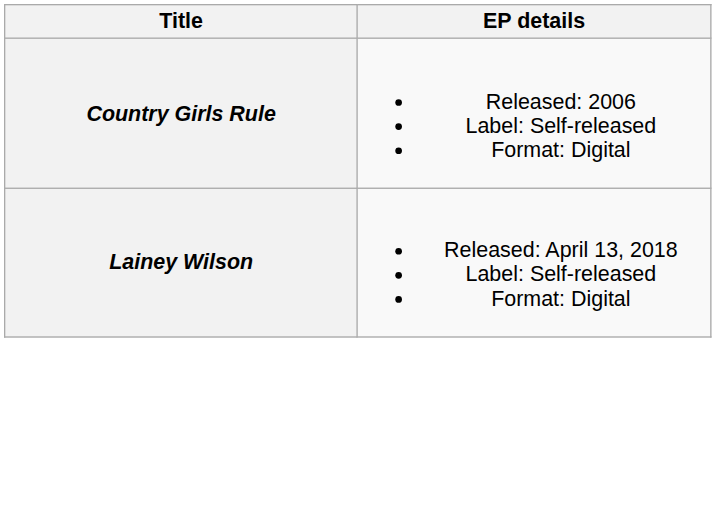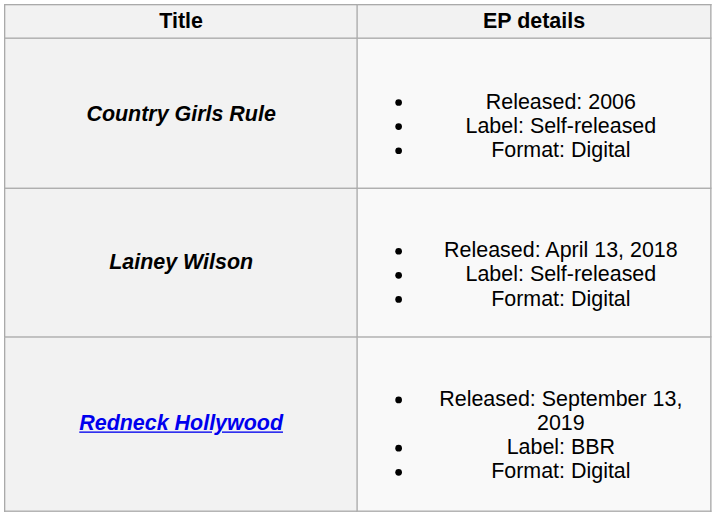+ row: (181, 423)
